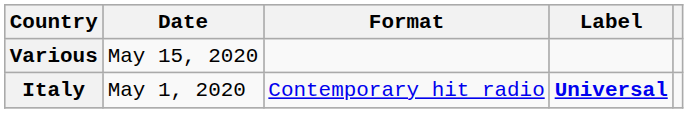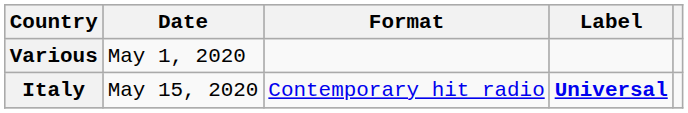(183, 56) May 15, 2020 -> (177, 56) May 1, 2020
(177, 90) May 1, 2020 -> (183, 90) May 15, 2020
